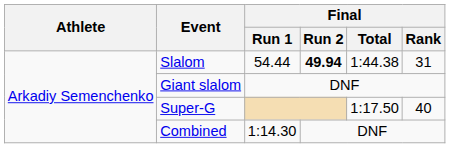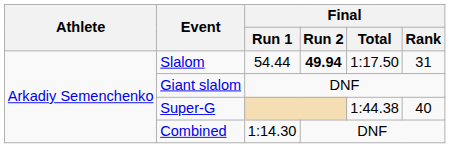(375, 62) 1:44.38 -> (375, 62) 1:17.50
(375, 108) 1:17.50 -> (375, 108) 1:44.38
